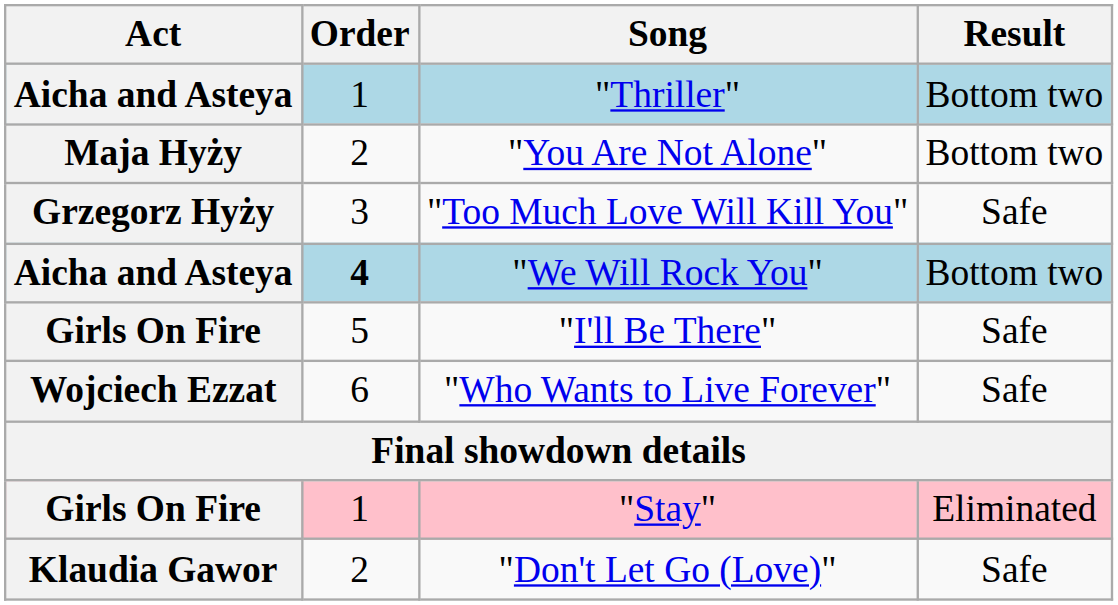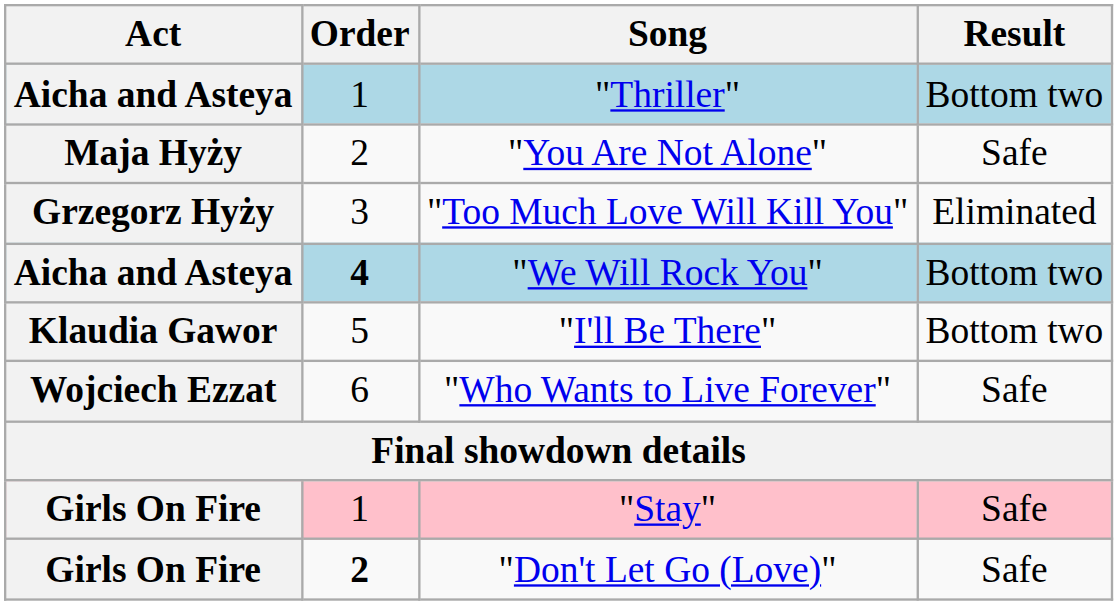(1014, 152) Bottom two -> (1014, 152) Safe
(1014, 212) Safe -> (1014, 212) Eliminated
(153, 331) Girls On Fire -> (153, 331) Klaudia Gawor
(1014, 331) Safe -> (1014, 331) Bottom two
(1014, 509) Eliminated -> (1014, 509) Safe
(153, 568) Klaudia Gawor -> (153, 568) Girls On Fire
(360, 568) normal -> (360, 568) bold
